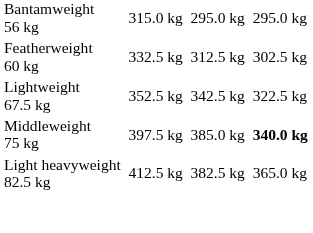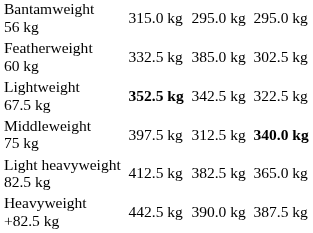(218, 57) 312.5 kg -> (219, 57) 385.0 kg
(156, 95) normal -> (156, 95) bold
(218, 134) 385.0 kg -> (219, 134) 312.5 kg
+ row: (45, 212)
